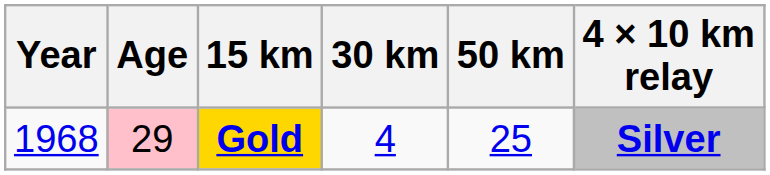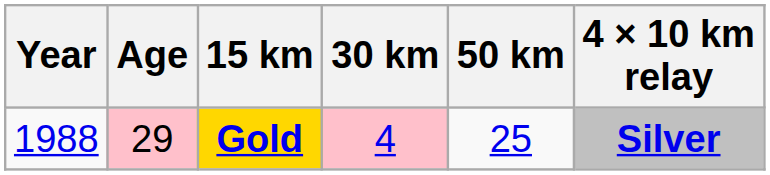(56, 137) 1968 -> (56, 137) 1988
(385, 137) no background -> (385, 137) pink background
